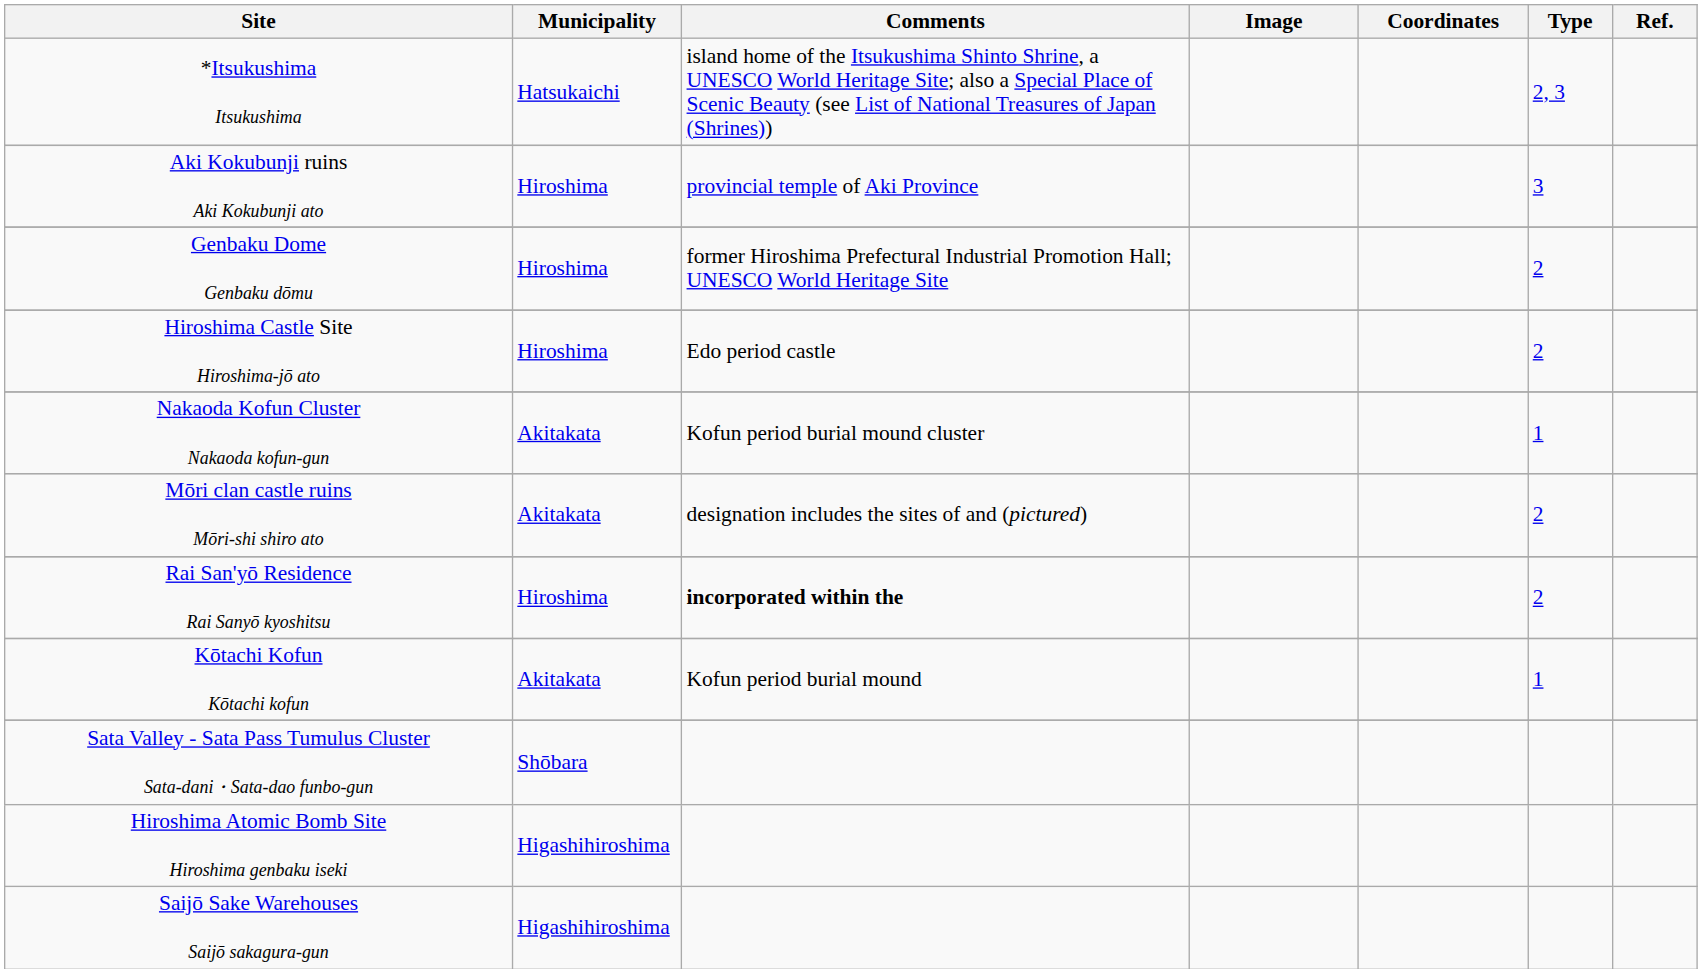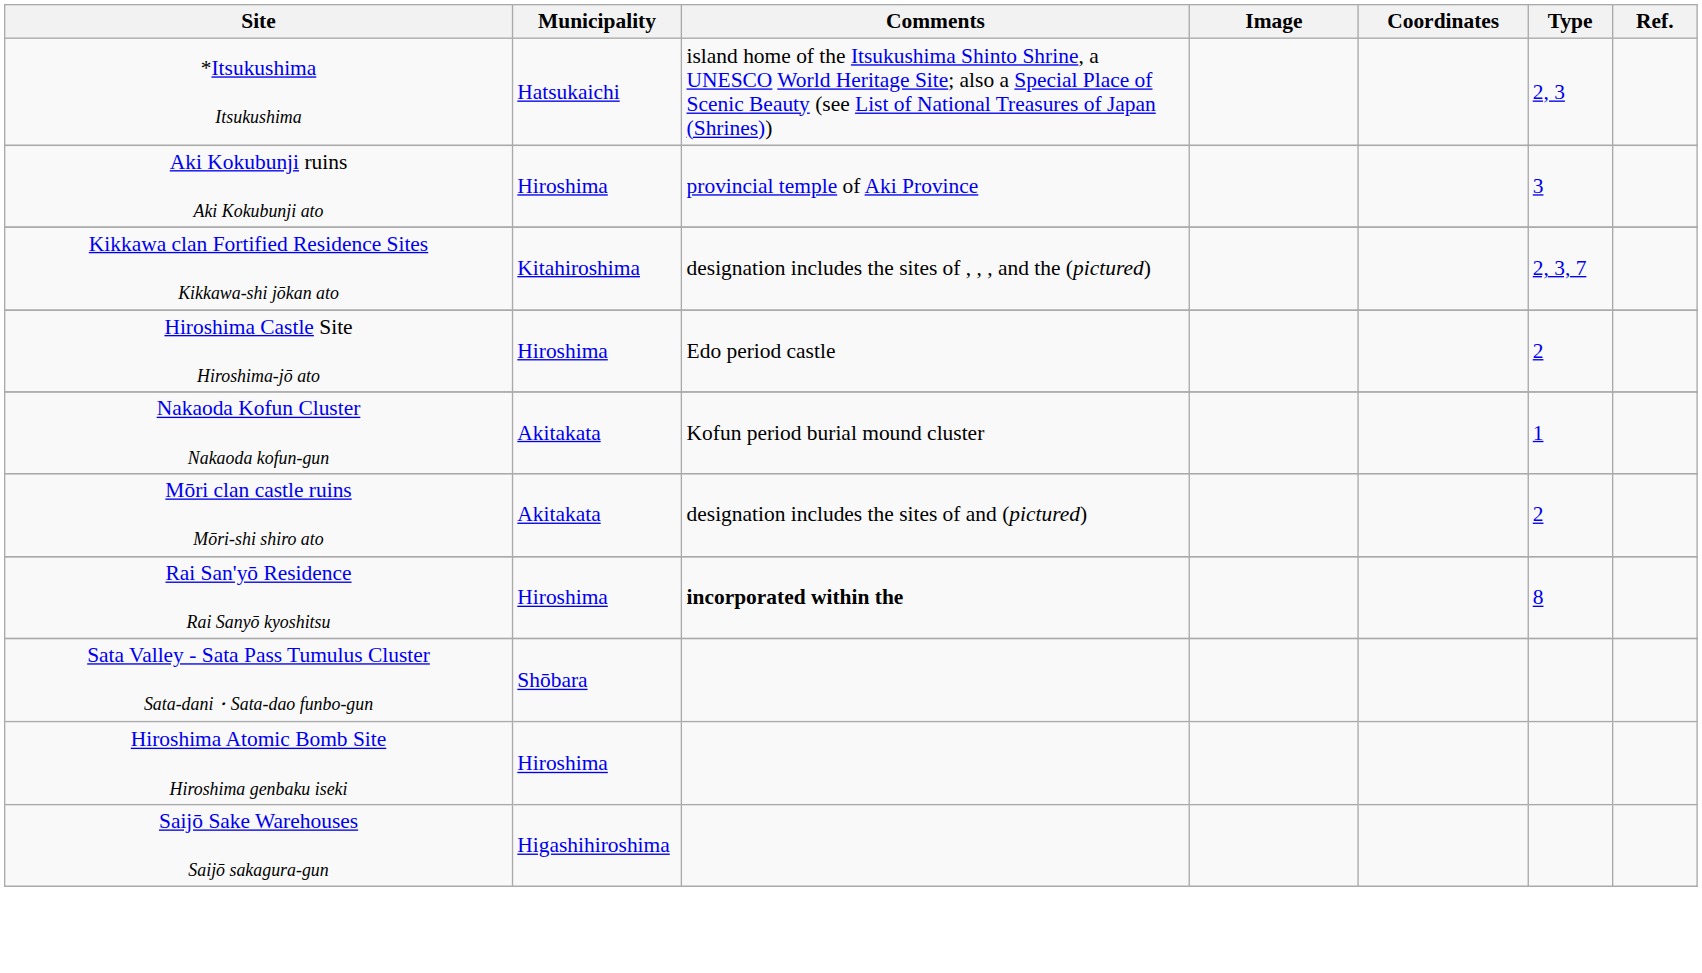+ row: (259, 268)
- row: (259, 268)
(1538, 597) 2 -> (1538, 597) 8
- row: (259, 679)
(594, 845) Higashihiroshima -> (563, 763) Hiroshima
